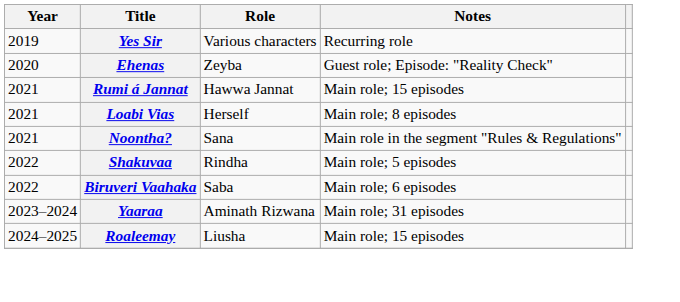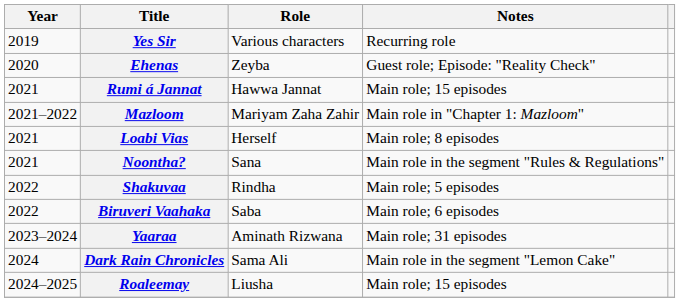+ row: (154, 114)
+ row: (154, 260)
